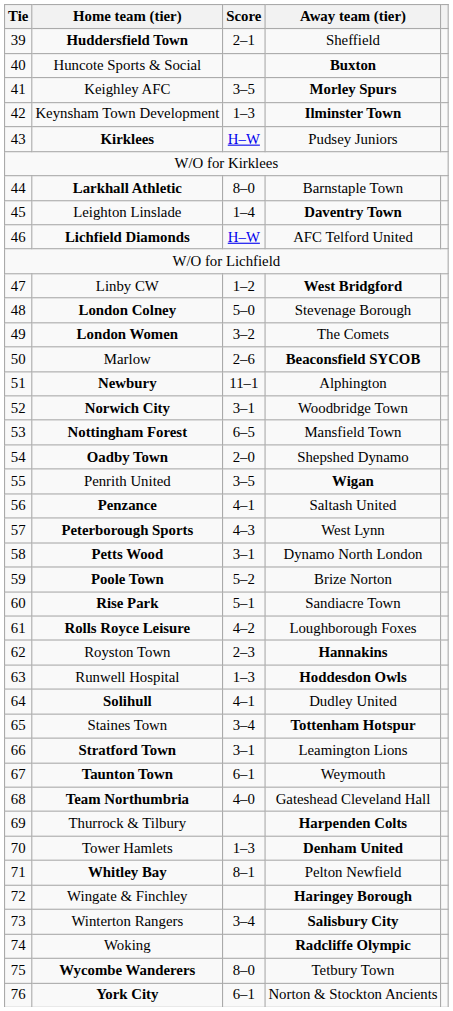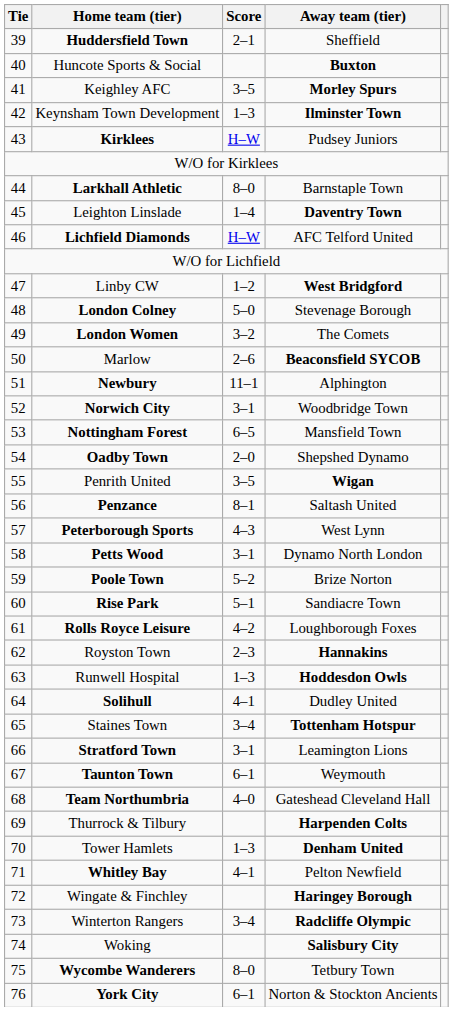(244, 505) 4–1 -> (244, 505) 8–1
(244, 872) 8–1 -> (244, 872) 4–1
(353, 921) Salisbury City -> (353, 921) Radcliffe Olympic
(353, 945) Radcliffe Olympic -> (353, 945) Salisbury City
